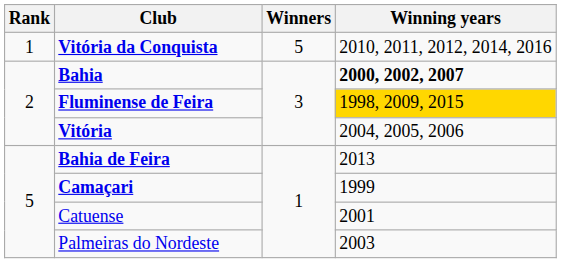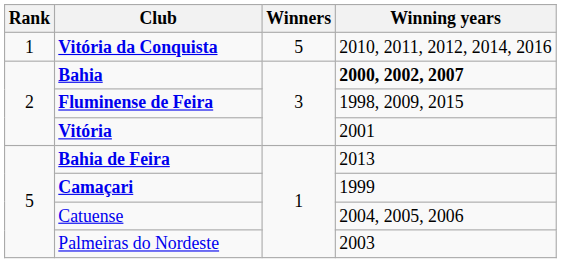(401, 103) gold background -> (401, 103) no background
(401, 131) 2004, 2005, 2006 -> (357, 131) 2001
(357, 215) 2001 -> (401, 215) 2004, 2005, 2006
